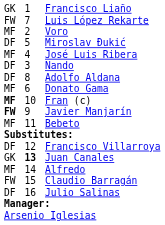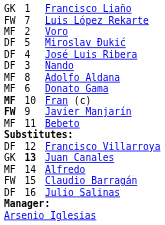(10, 55) MF -> (10, 55) DF
(10, 78) DF -> (10, 78) MF
